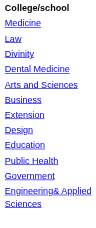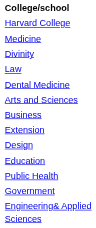+ row: (38, 23)
rows swapped: (19, 54) <-> (13, 39)
